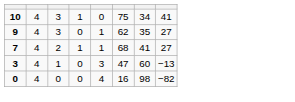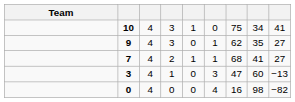+ column: (61, 12)
